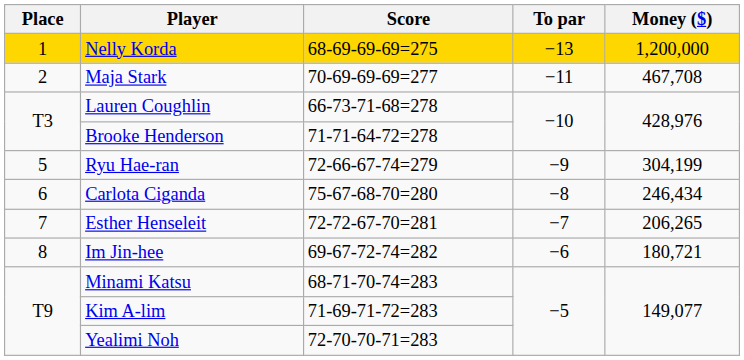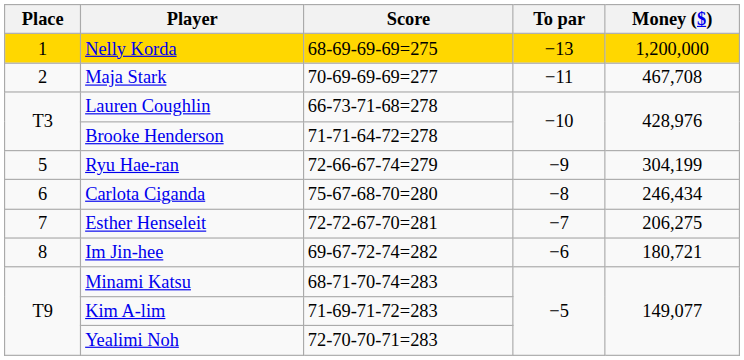(672, 223) 206,265 -> (672, 223) 206,275
